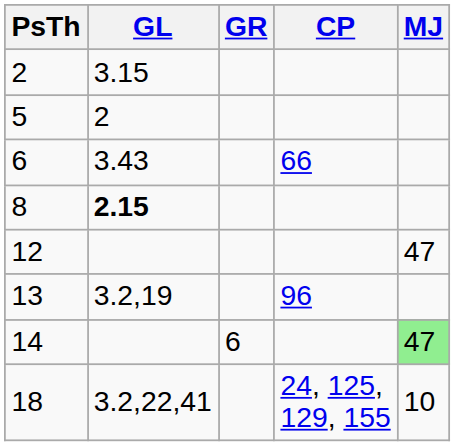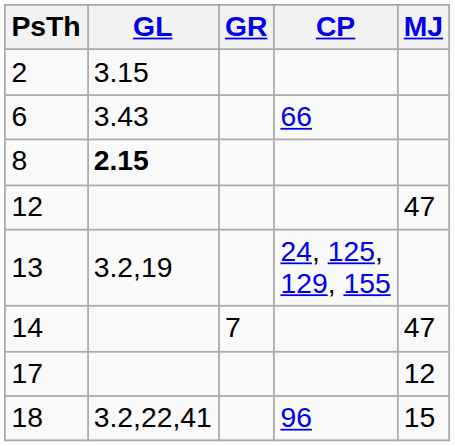- row: (19, 116)
(296, 296) 96 -> (336, 267) 24, 125, 129, 155
(233, 341) 6 -> (233, 328) 7
(419, 341) lightgreen background -> (419, 328) no background
+ row: (27, 373)
(336, 402) 24, 125, 129, 155 -> (296, 418) 96
(419, 402) 10 -> (419, 418) 15
